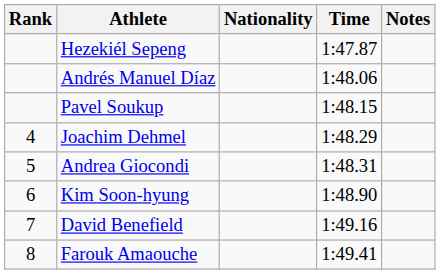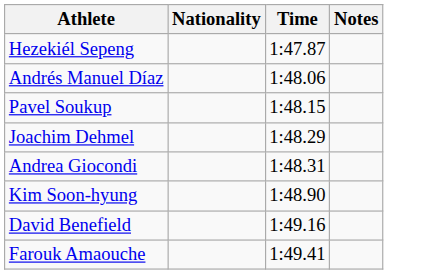- column: (31, 19)
